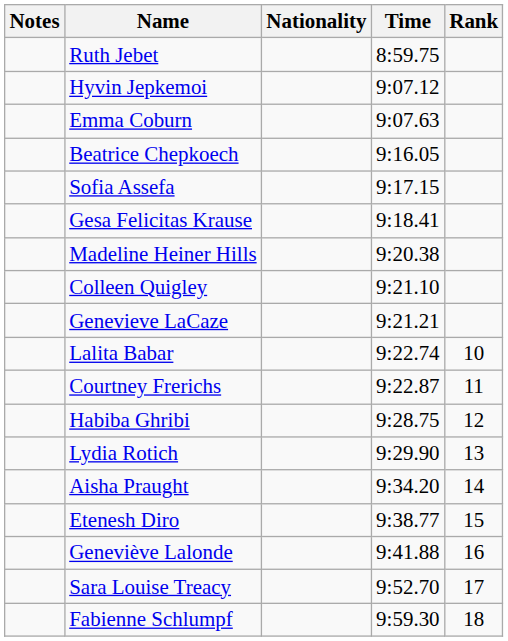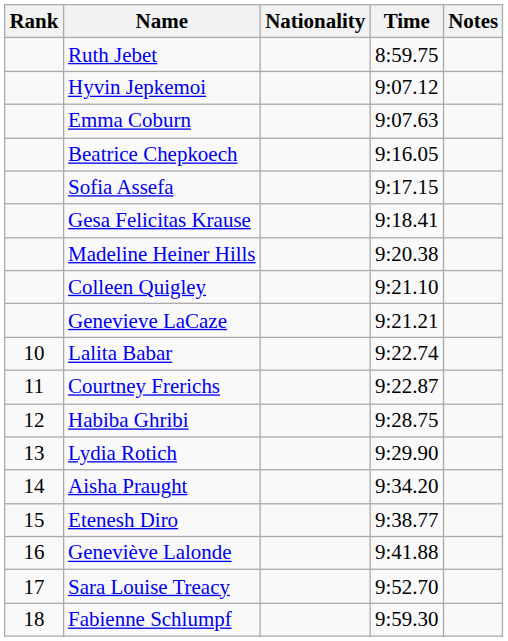columns swapped: (474, 21) <-> (35, 21)
